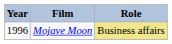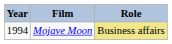(17, 31) 1996 -> (17, 31) 1994
